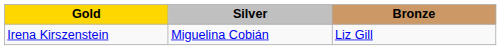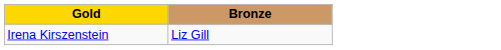- column: (250, 14)
